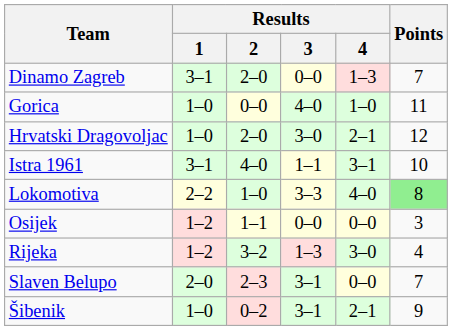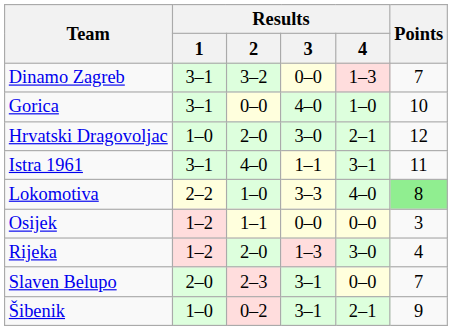(254, 77) 2–0 -> (254, 77) 3–2
(199, 106) 1–0 -> (199, 106) 3–1
(419, 106) 11 -> (419, 106) 10
(419, 164) 10 -> (419, 164) 11
(254, 252) 3–2 -> (254, 252) 2–0
